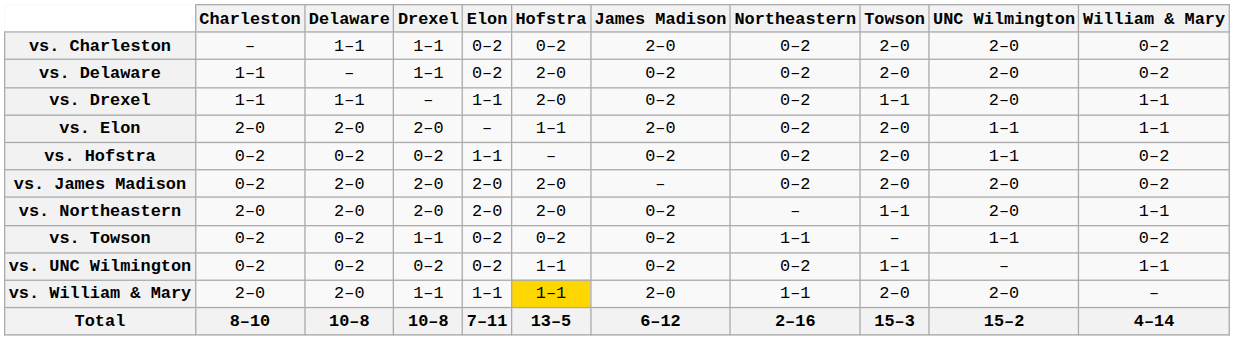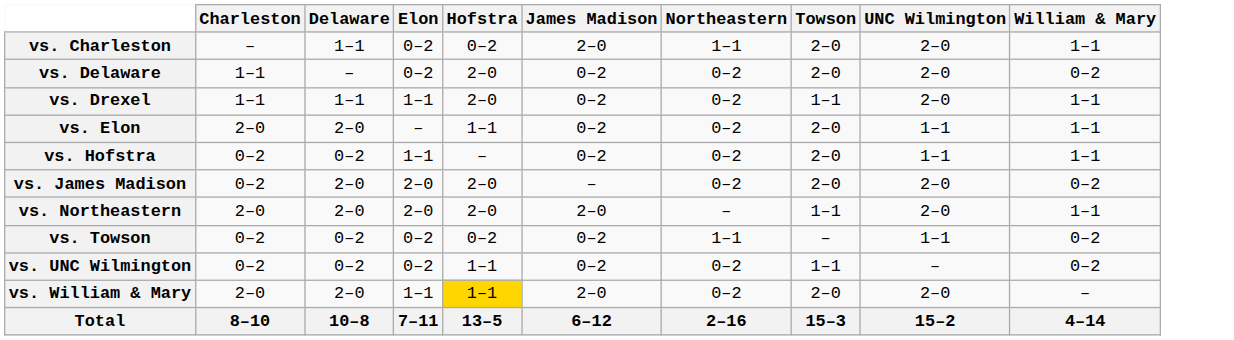- column: (428, 18)
(795, 46) 0–2 -> (726, 46) 1–1
(1154, 46) 0–2 -> (1085, 46) 1–1
(660, 129) 2–0 -> (592, 129) 0–2
(1154, 156) 0–2 -> (1085, 156) 1–1
(660, 211) 0–2 -> (592, 211) 2–0
(1154, 266) 1–1 -> (1085, 266) 0–2
(795, 294) 1–1 -> (726, 294) 0–2
